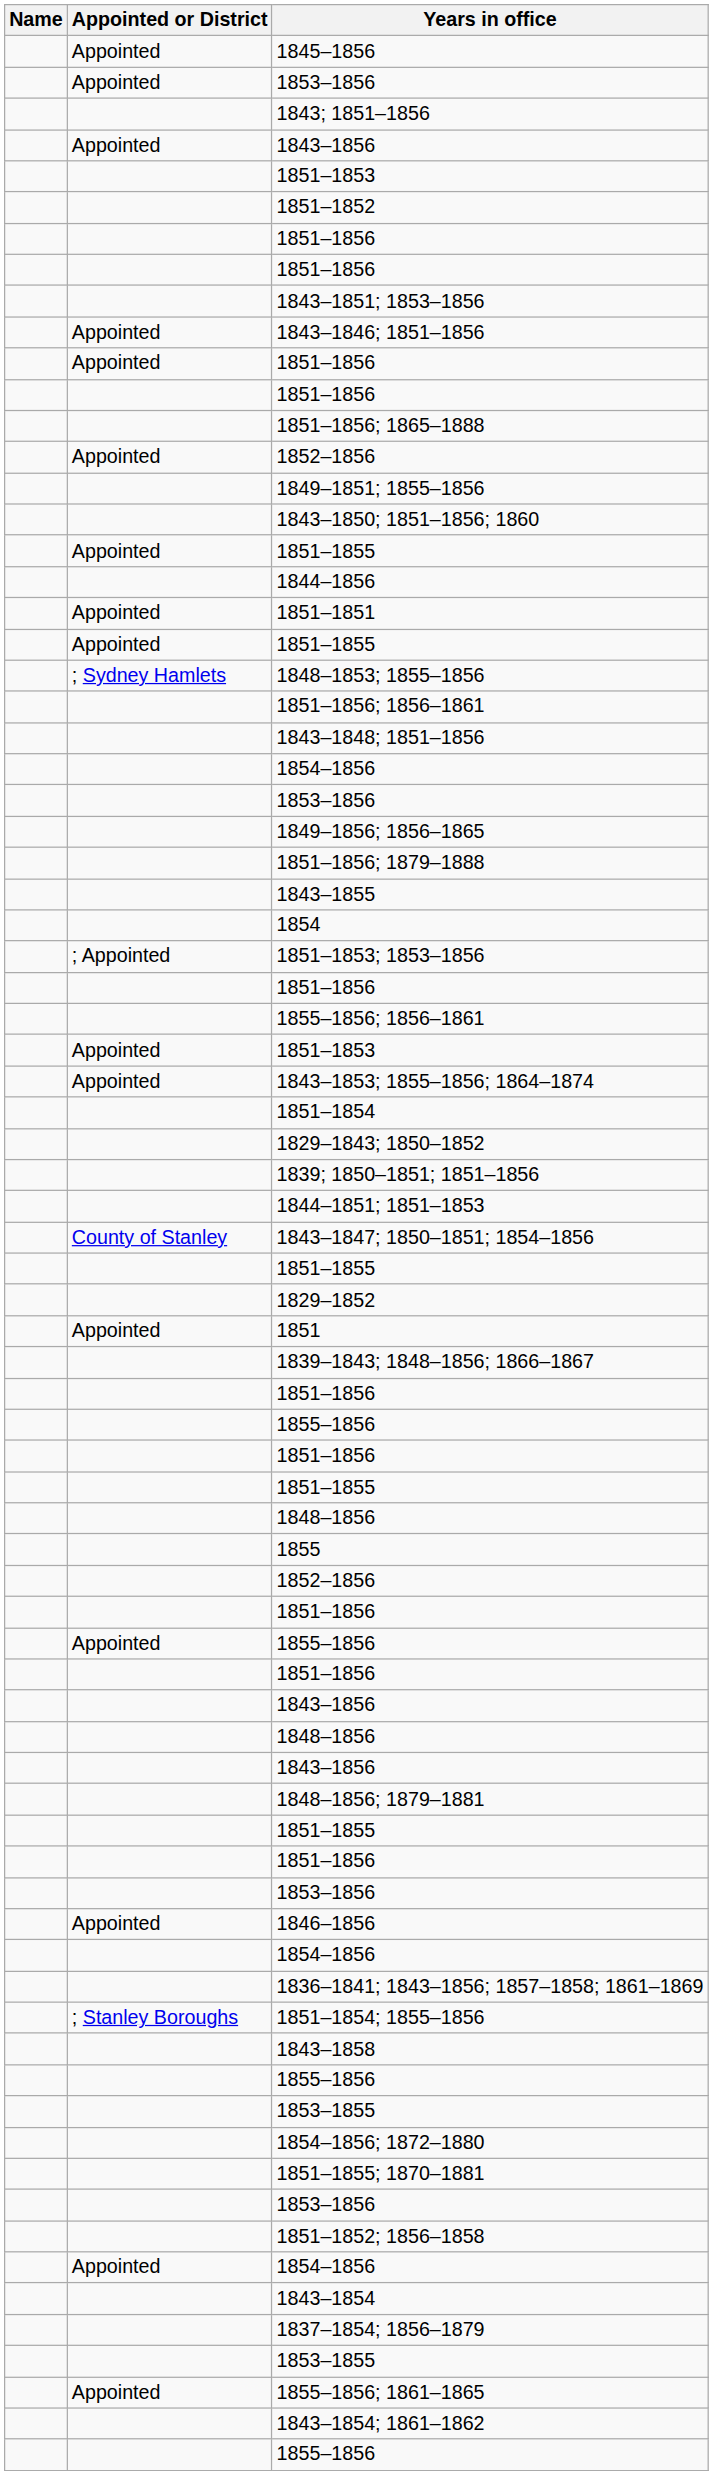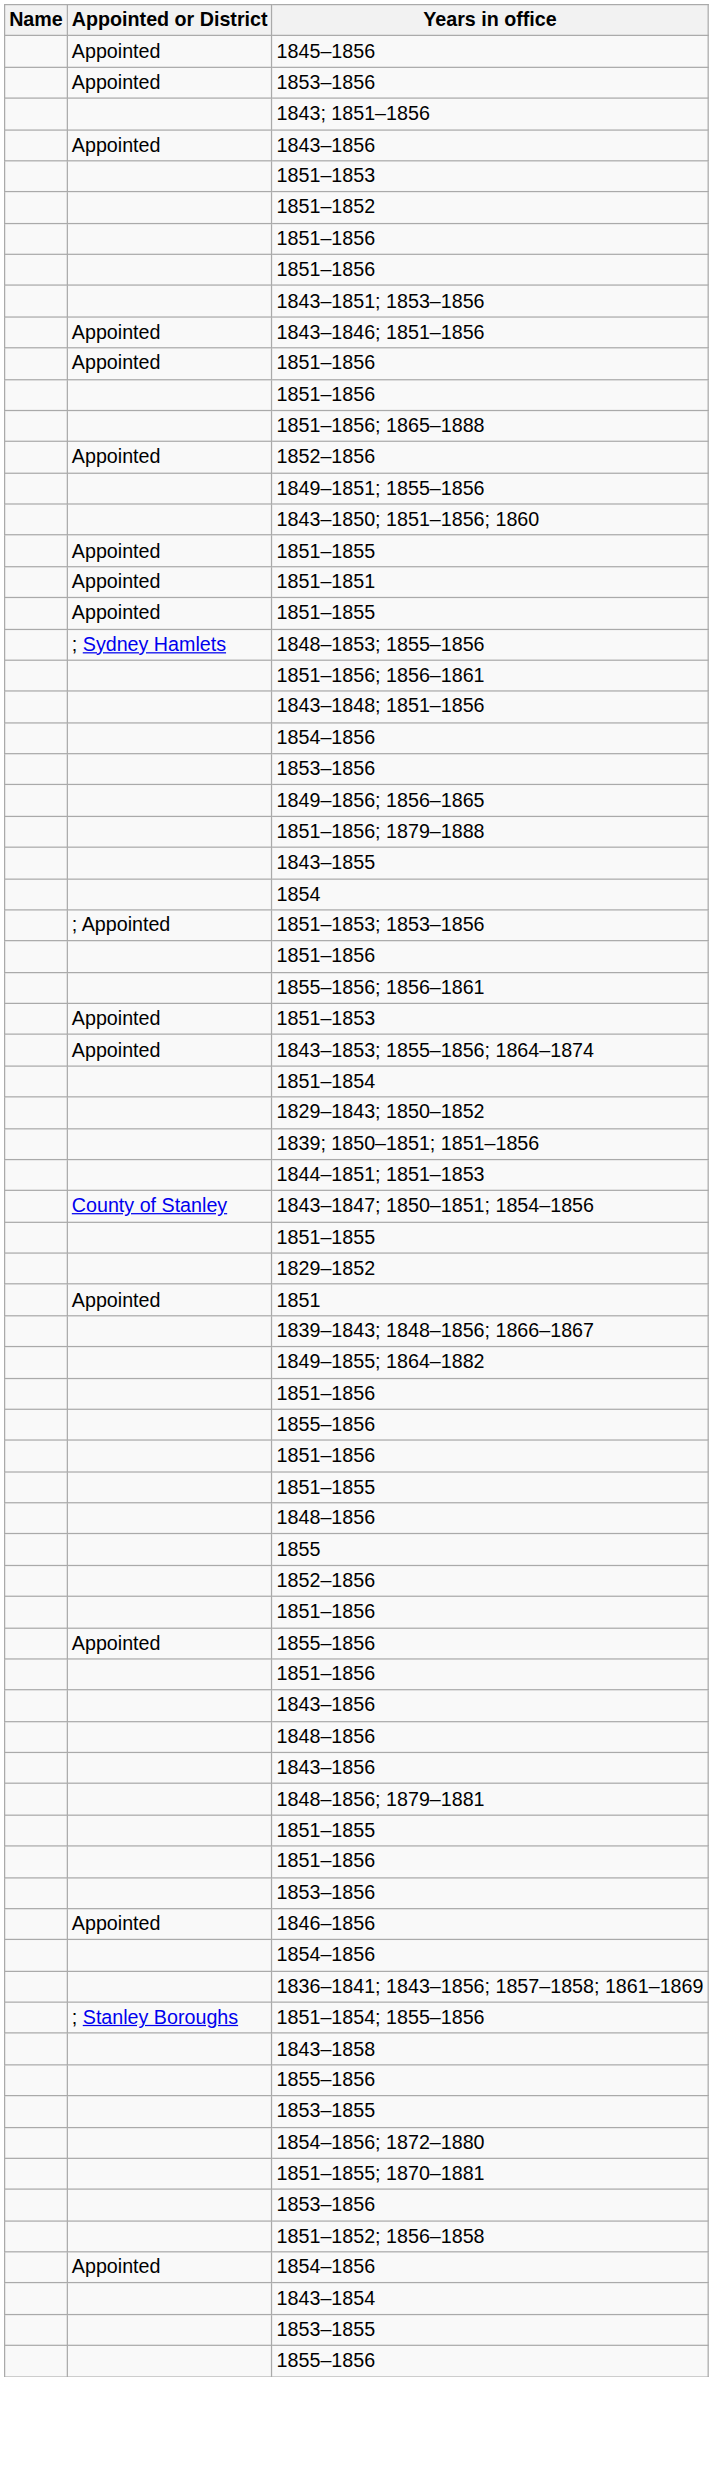- row: (170, 582)
+ row: (170, 1362)
- row: (170, 2330)
- row: (116, 2392)
- row: (170, 2423)
